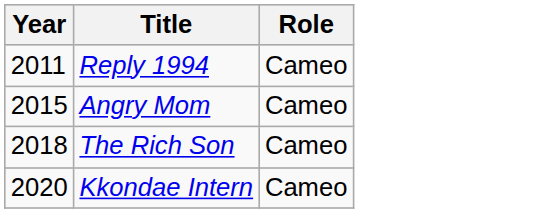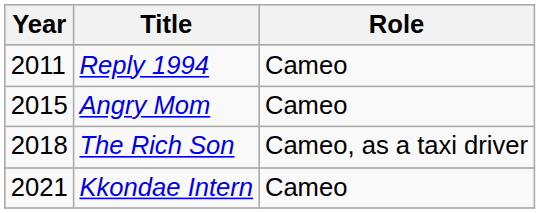(306, 146) Cameo -> (397, 146) Cameo, as a taxi driver
(39, 187) 2020 -> (39, 187) 2021
